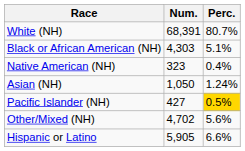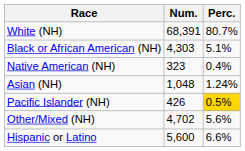(180, 84) 1,050 -> (180, 84) 1,048
(176, 102) 427 -> (176, 102) 426
(180, 137) 5,905 -> (180, 137) 5,600
